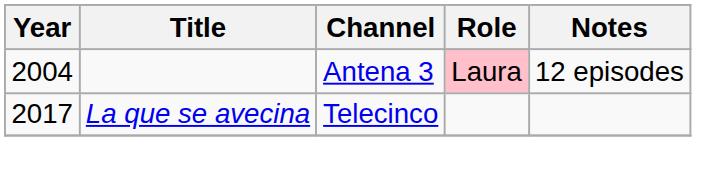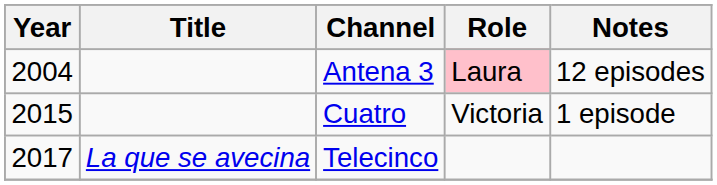+ row: (365, 115)
